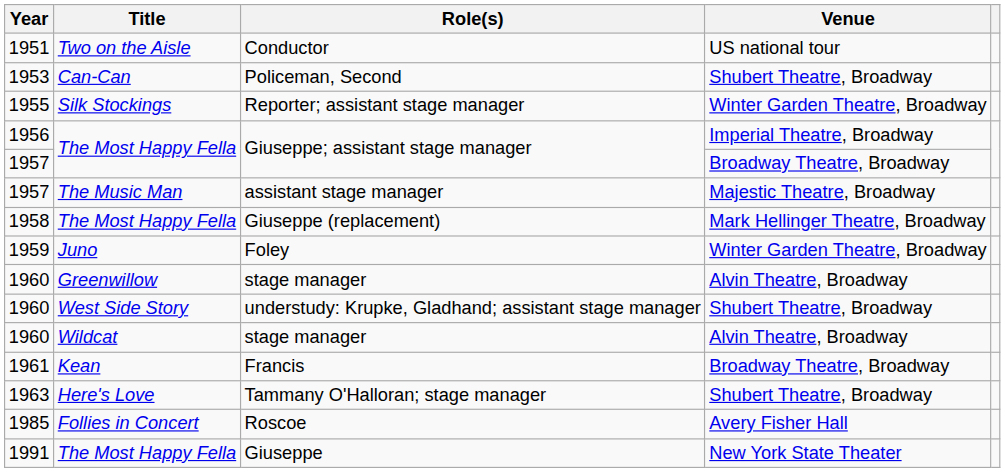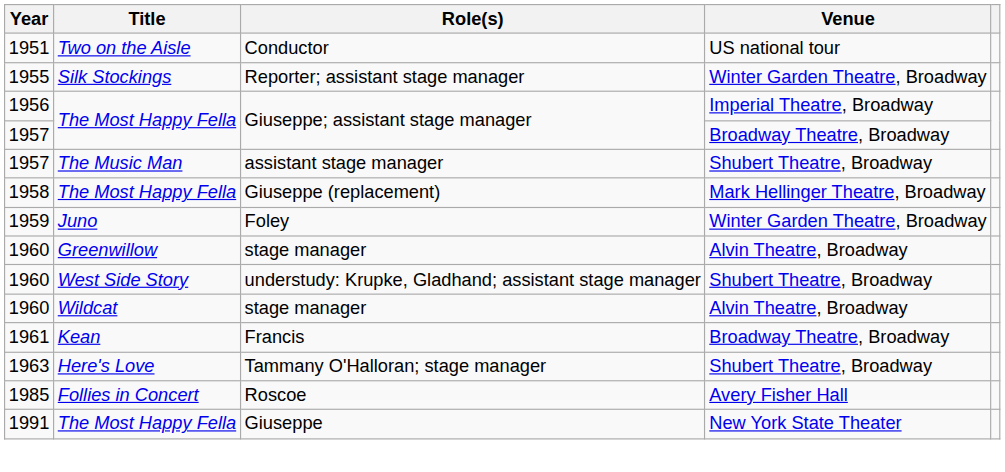- row: (29, 76)
(822, 192) Majestic Theatre, Broadway -> (821, 163) Shubert Theatre, Broadway
